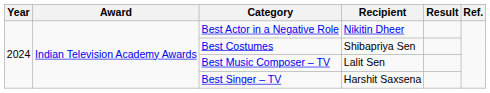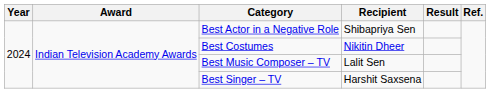(374, 29) Nikitin Dheer -> (380, 29) Shibapriya Sen
(380, 46) Shibapriya Sen -> (374, 46) Nikitin Dheer
